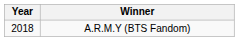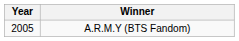(22, 28) 2018 -> (22, 28) 2005
